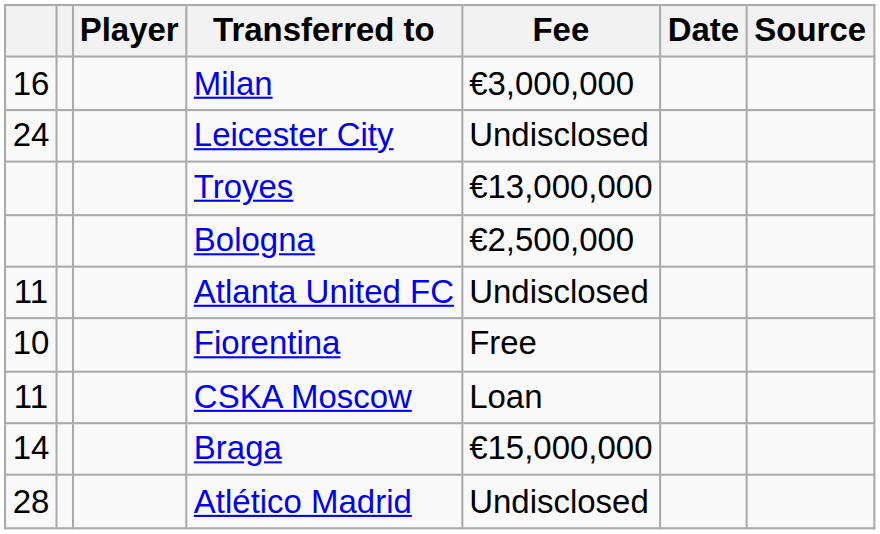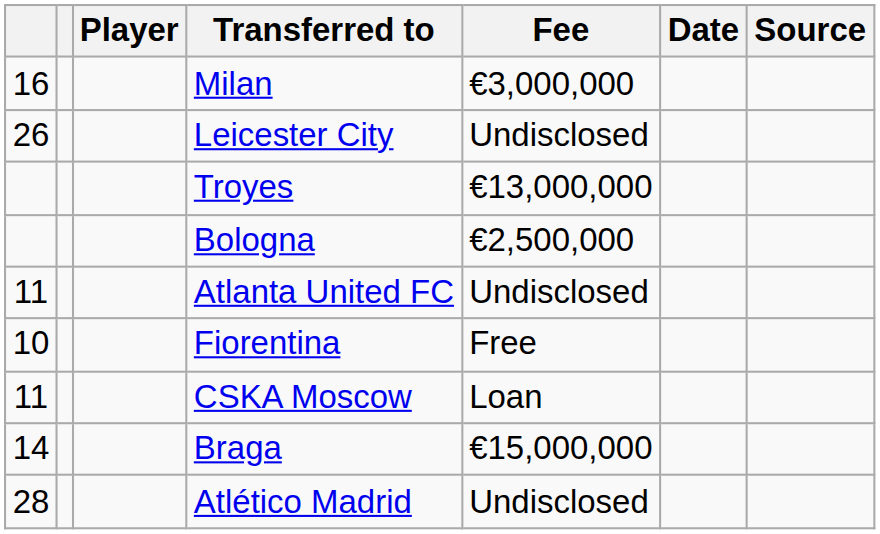(31, 135) 24 -> (31, 135) 26
